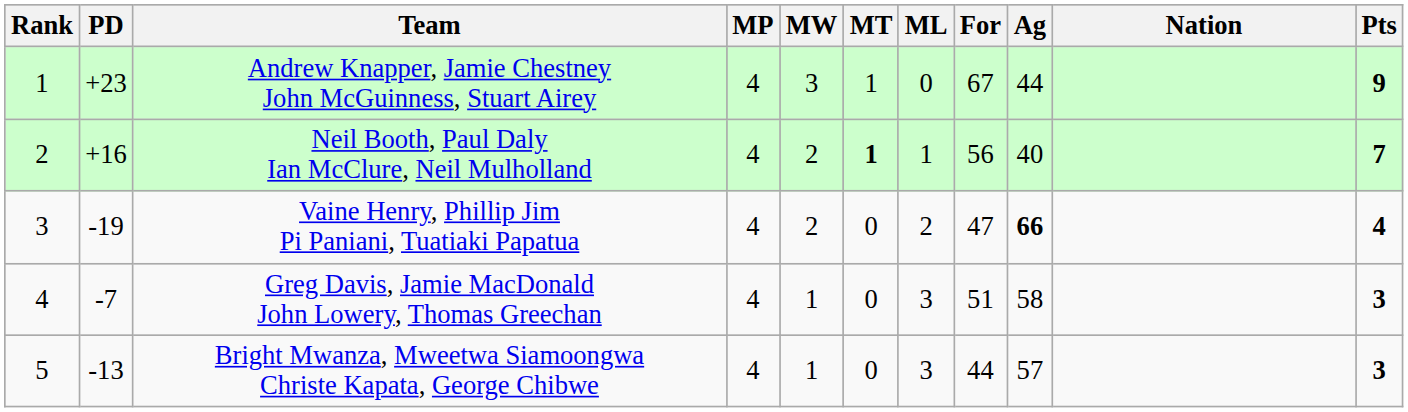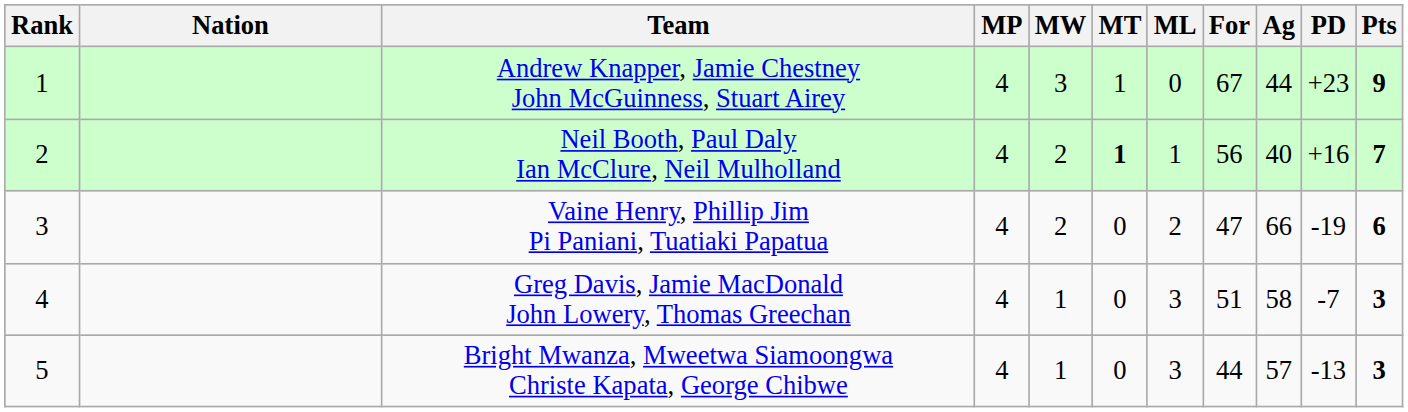columns swapped: (1204, 25) <-> (106, 25)
(1030, 226) bold -> (1279, 226) normal
(1379, 226) 4 -> (1379, 226) 6
